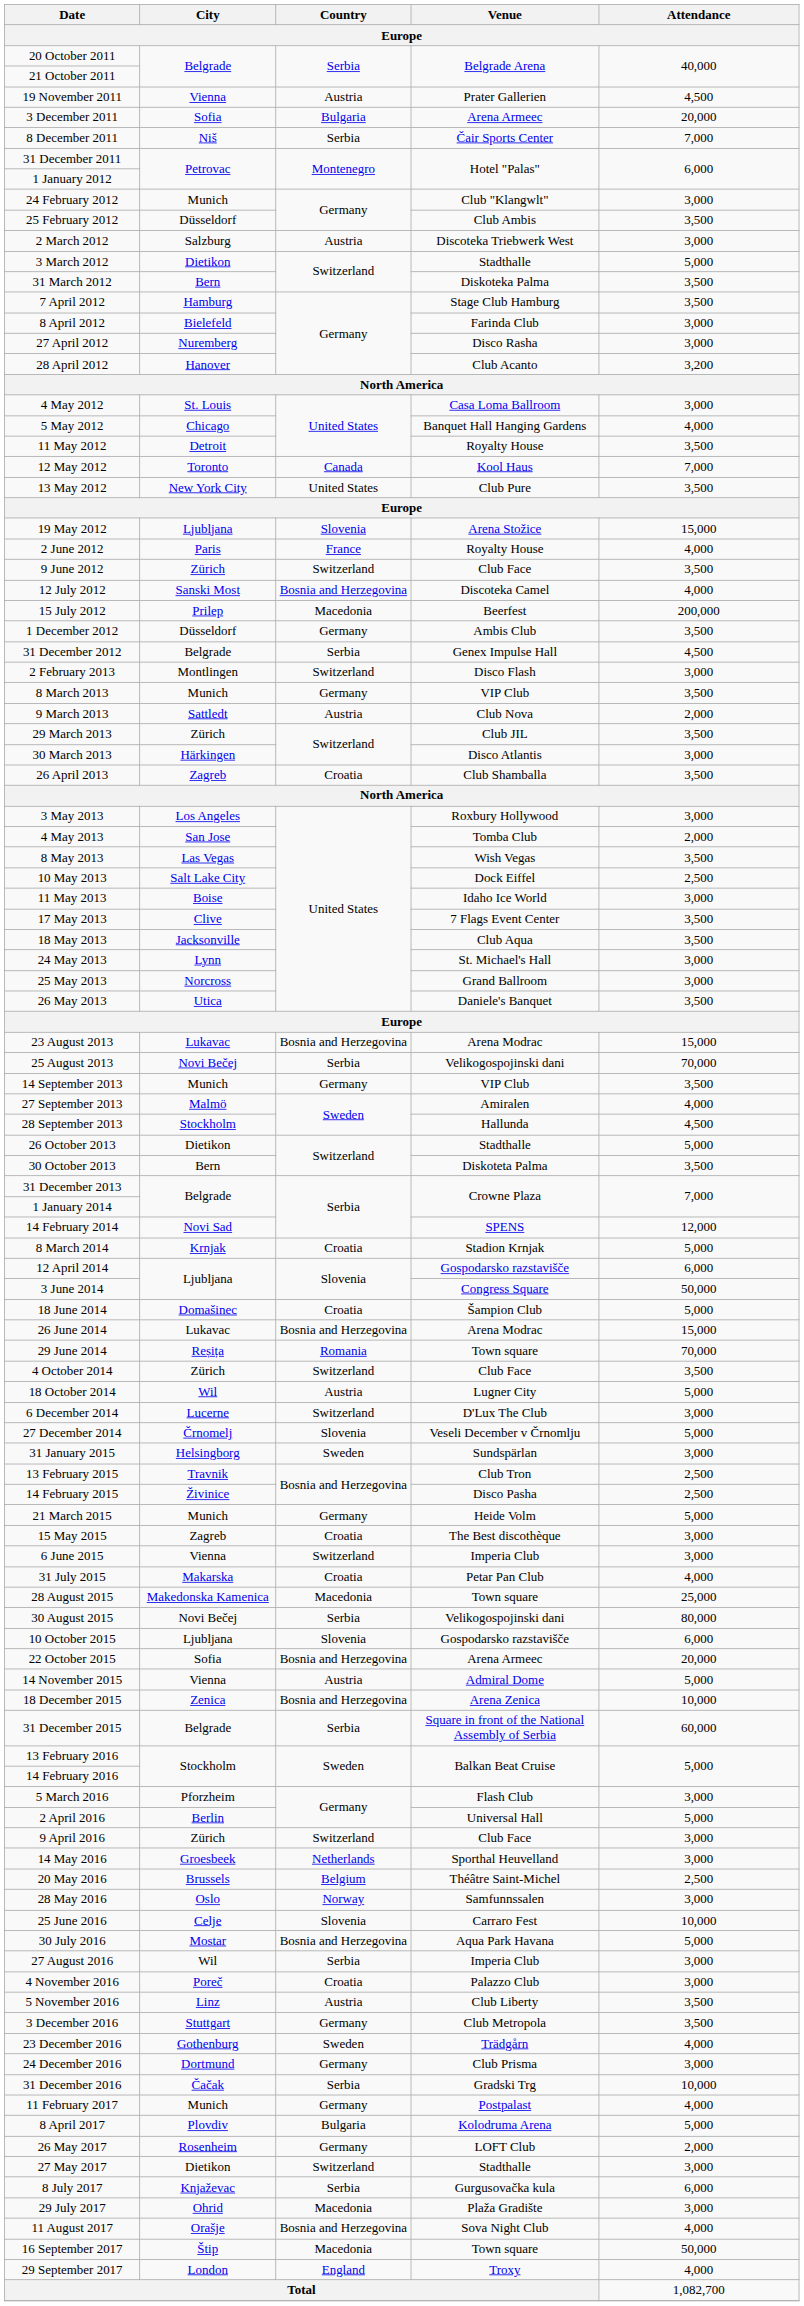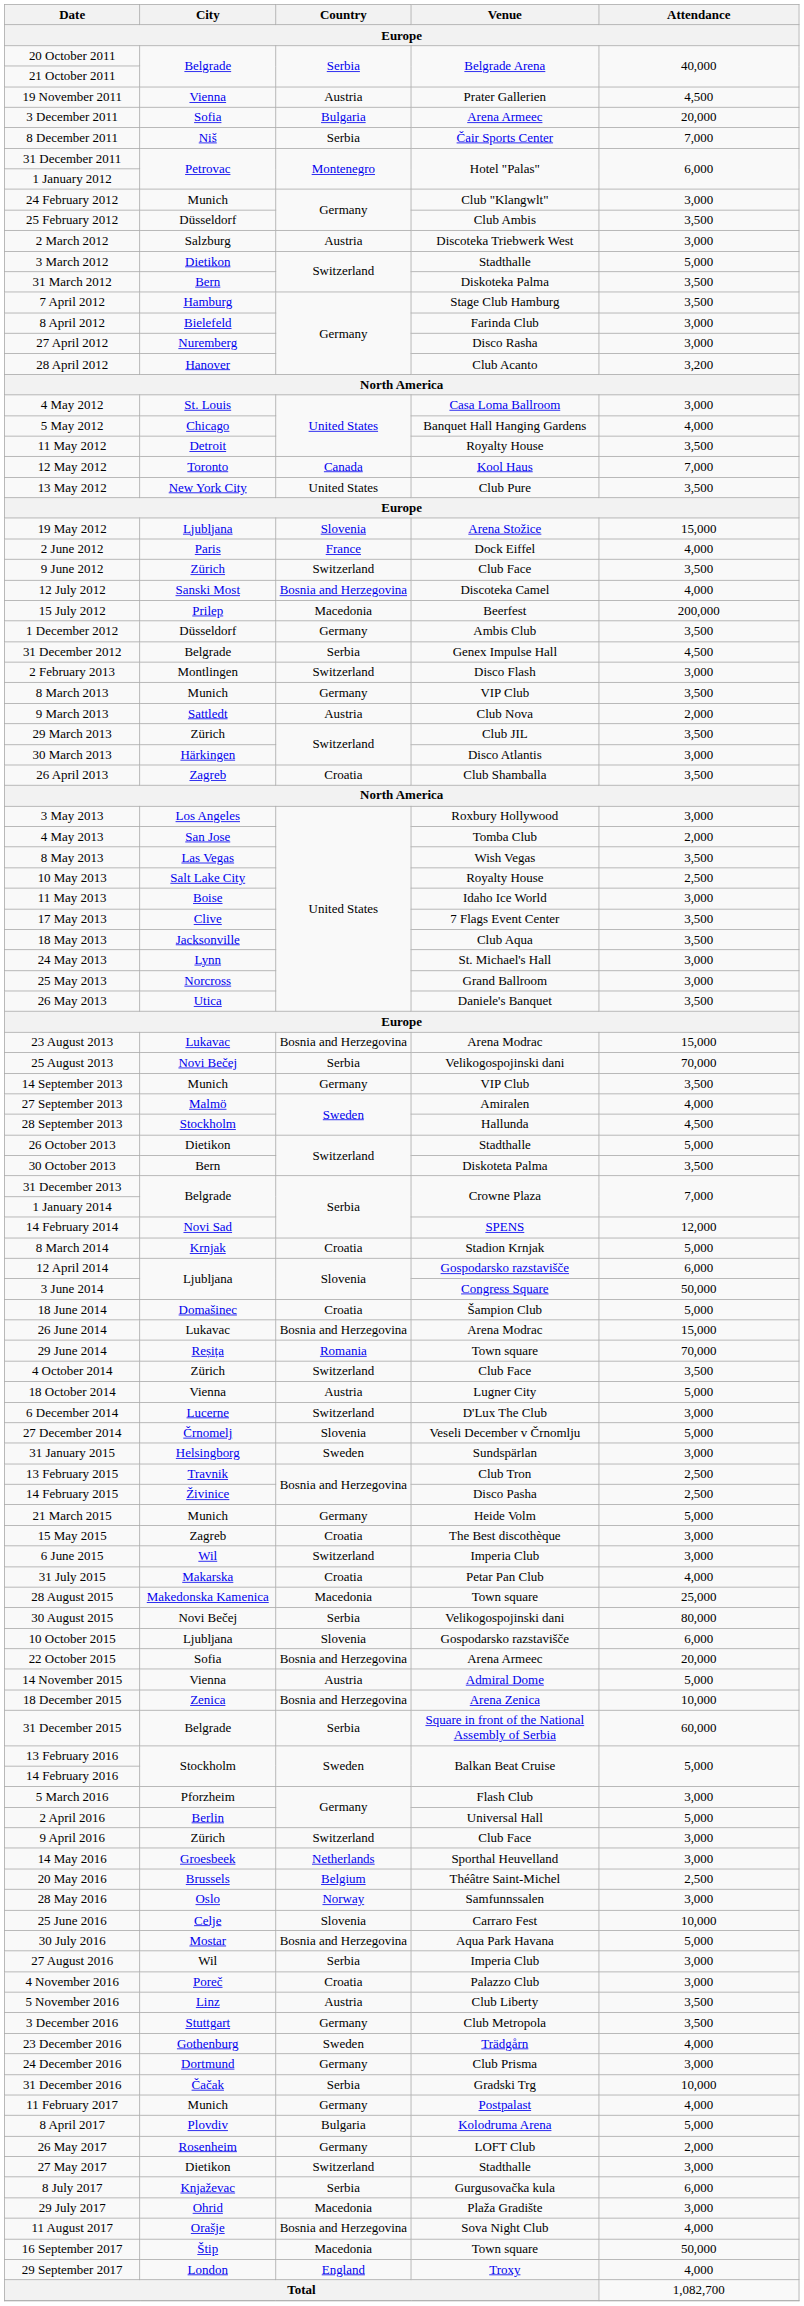(505, 549) Royalty House -> (505, 549) Dock Eiffel
(505, 878) Dock Eiffel -> (505, 878) Royalty House
(208, 1391) Wil -> (208, 1391) Vienna
(208, 1556) Vienna -> (208, 1556) Wil
